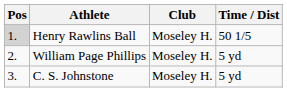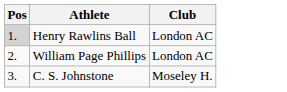- column: (249, 14)
(182, 35) Moseley H. -> (182, 35) London AC
(182, 55) Moseley H. -> (182, 55) London AC
